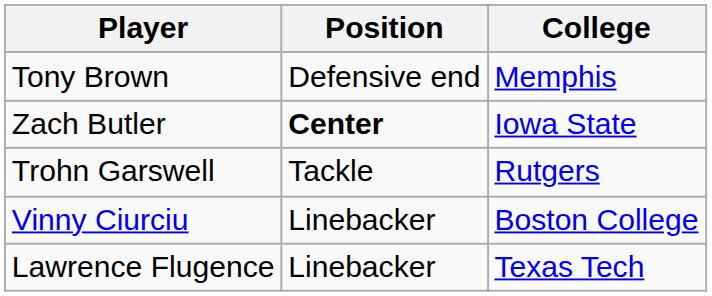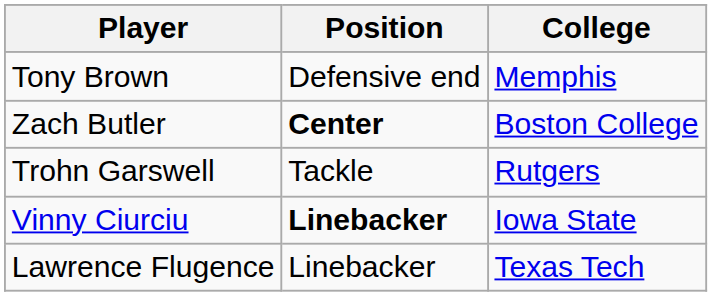(566, 123) Iowa State -> (596, 123) Boston College
(362, 219) normal -> (368, 219) bold
(596, 219) Boston College -> (566, 219) Iowa State
